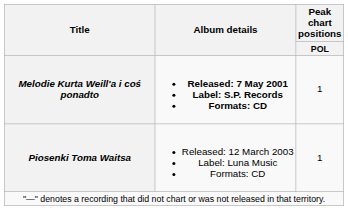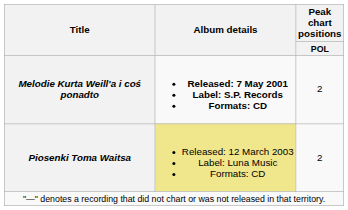(320, 89) 1 -> (320, 89) 2
(226, 163) no background -> (226, 163) khaki background
(320, 157) 1 -> (320, 157) 2
